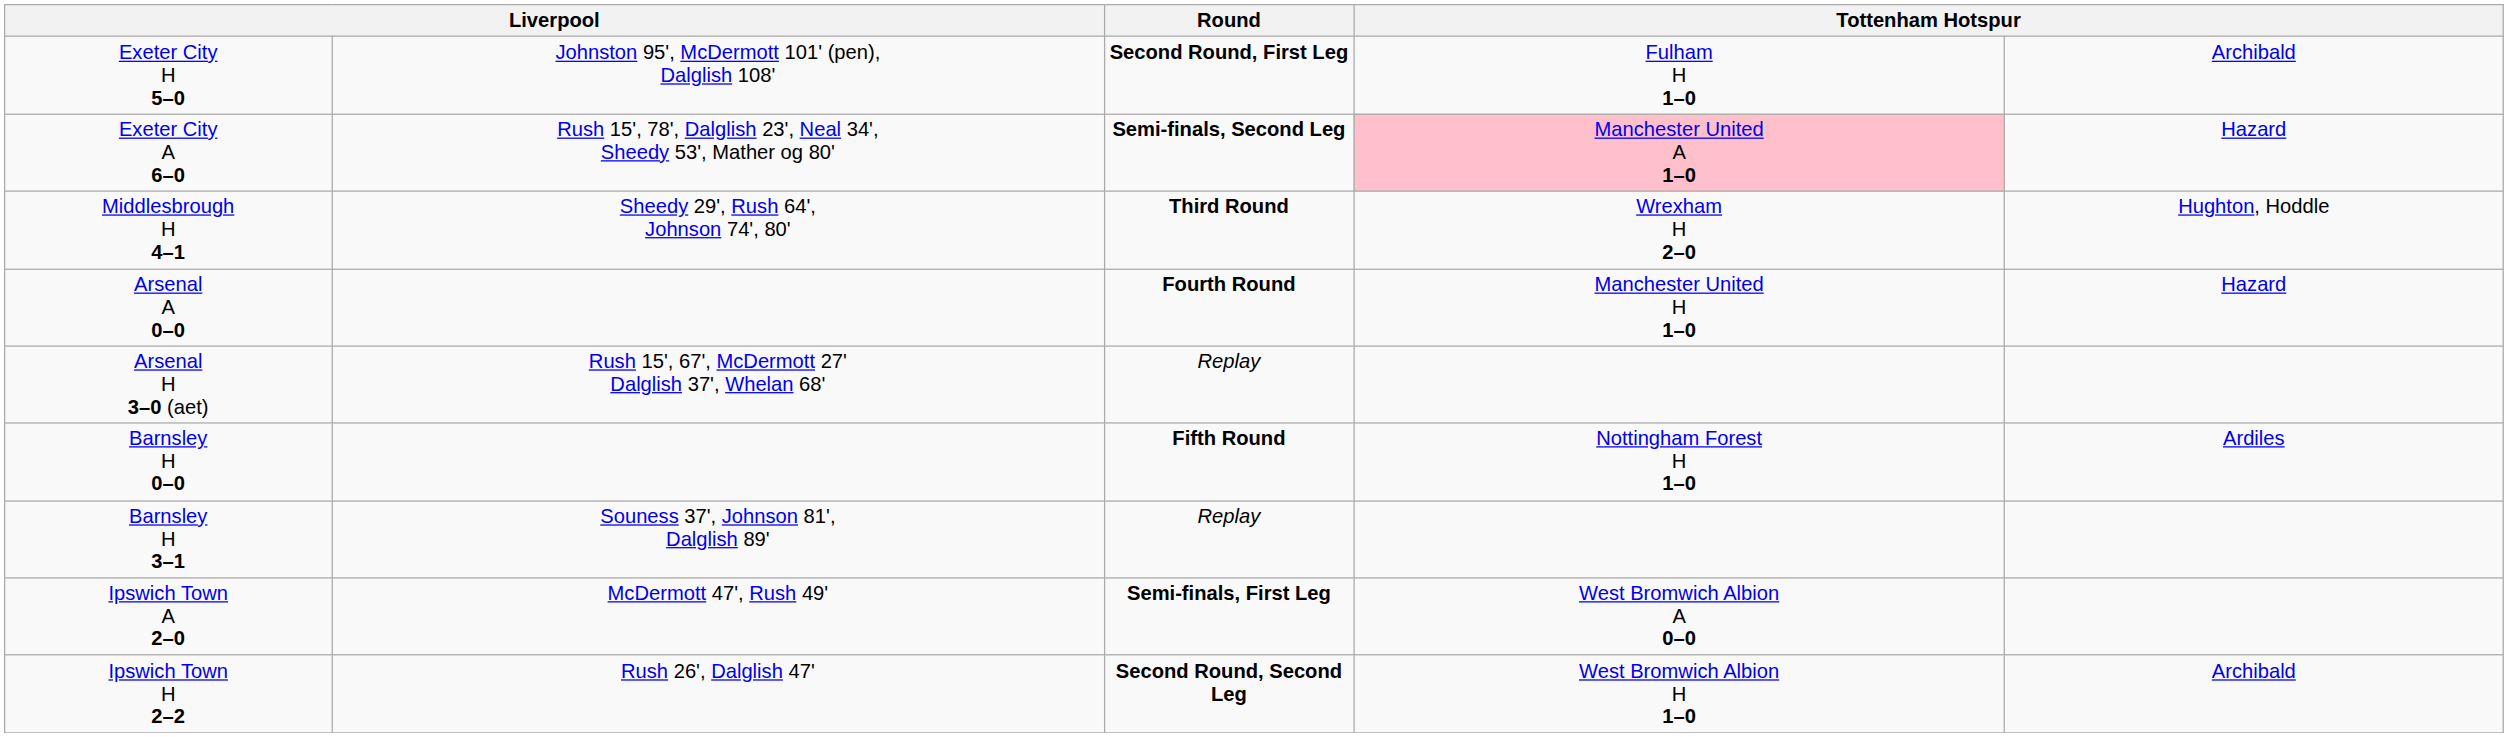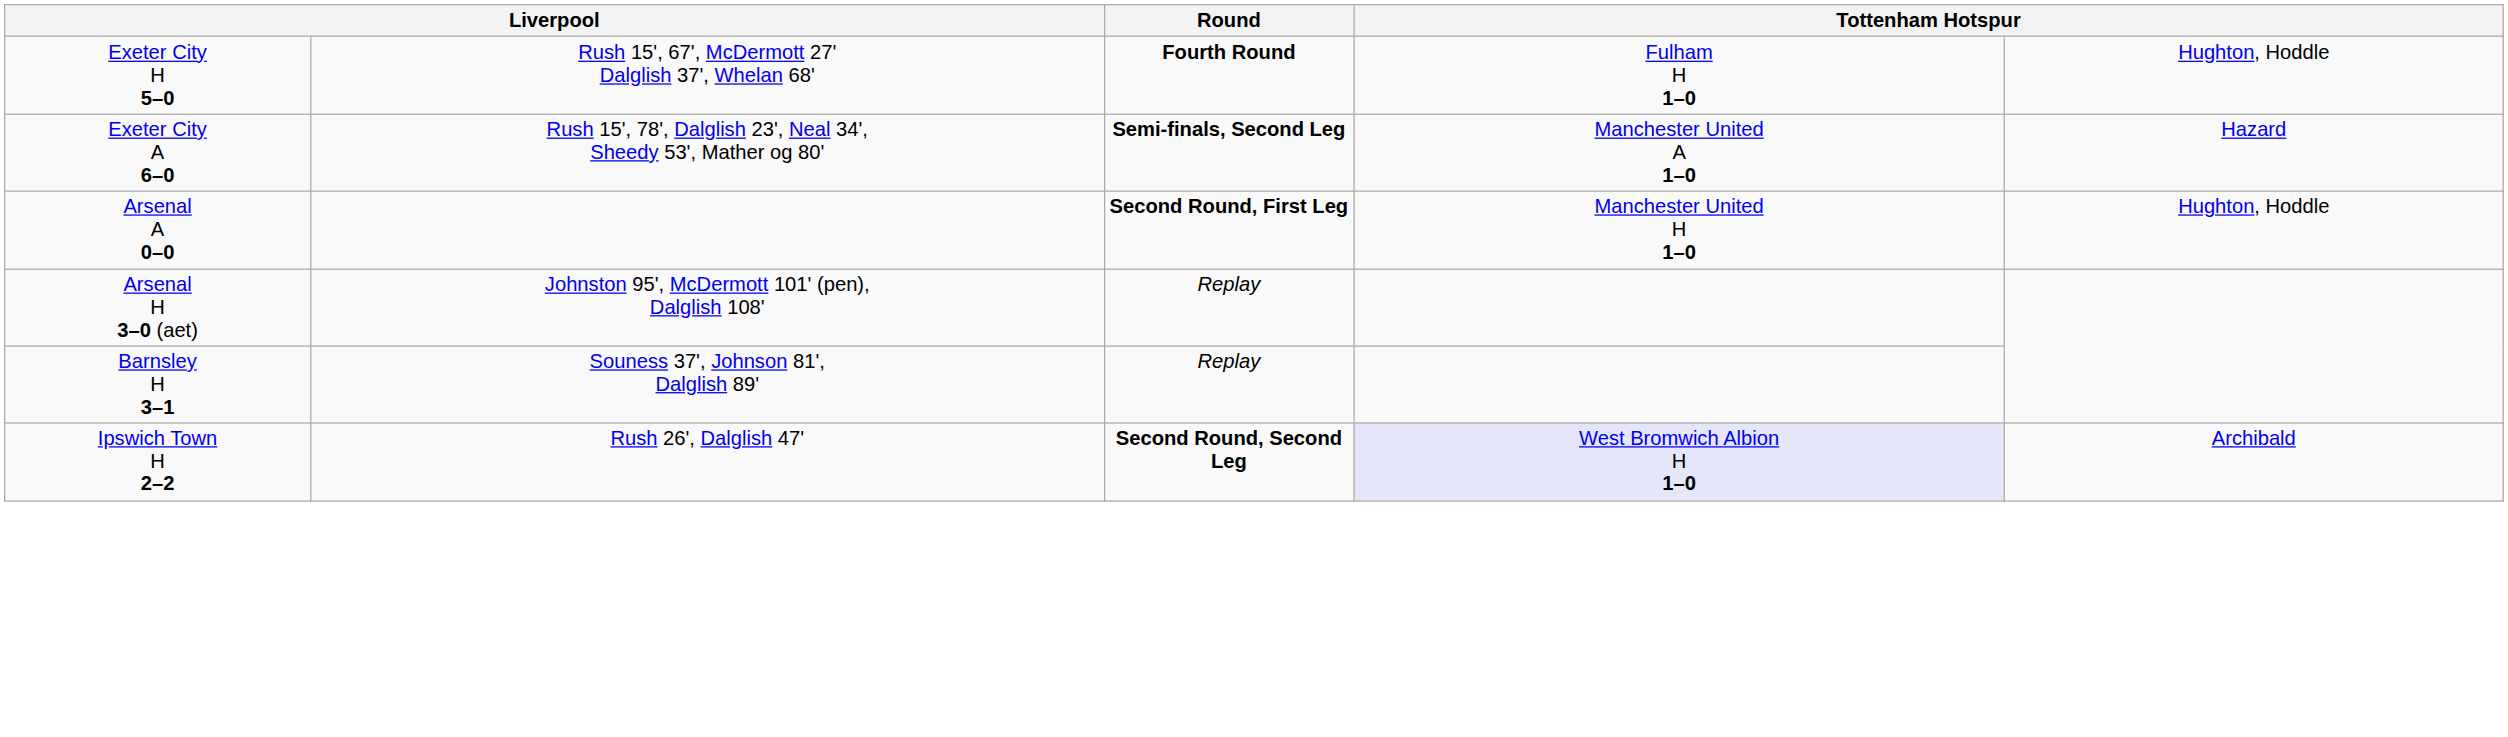(718, 63) Johnston 95', McDermott 101' (pen), Dalglish 108' -> (707, 63) Rush 15', 67', McDermott 27' Dalglish 37', Whelan 68'
(1229, 52) Second Round, First Leg -> (1229, 52) Fourth Round
(2254, 52) Archibald -> (2254, 52) Hughton, Hoddle
(1679, 152) pink background -> (1679, 152) no background
- row: (168, 229)
(1229, 284) Fourth Round -> (1229, 207) Second Round, First Leg
(2254, 284) Hazard -> (2254, 207) Hughton, Hoddle
(718, 373) Rush 15', 67', McDermott 27' Dalglish 37', Whelan 68' -> (707, 295) Johnston 95', McDermott 101' (pen), Dalglish 108'
- row: (168, 461)
- row: (168, 616)
(1679, 693) no background -> (1679, 461) lavender background
